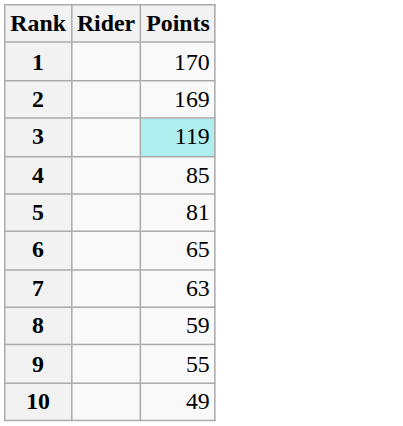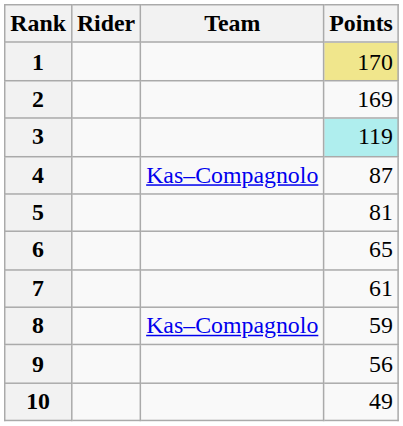+ column: (232, 23)
(192, 61) no background -> (375, 61) khaki background
(198, 174) 85 -> (381, 174) 87
(198, 288) 63 -> (381, 288) 61
(198, 363) 55 -> (381, 363) 56
